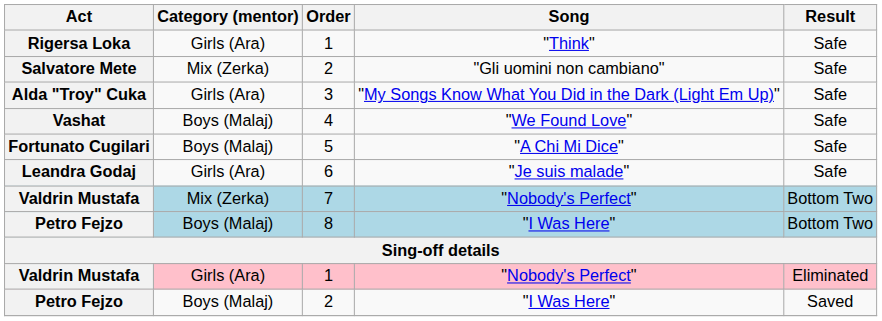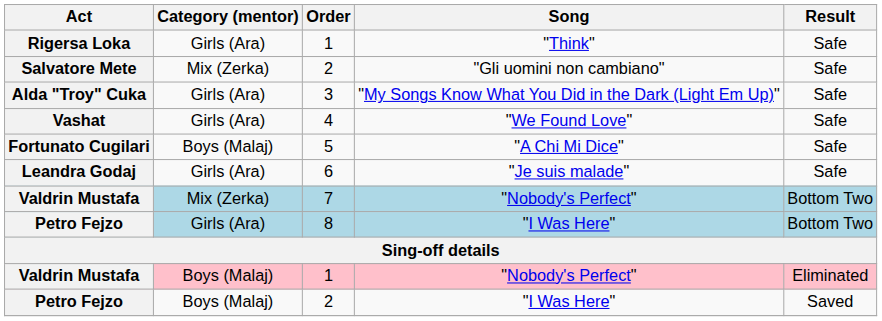(228, 120) Boys (Malaj) -> (228, 120) Girls (Ara)
(228, 224) Boys (Malaj) -> (228, 224) Girls (Ara)
(228, 276) Girls (Ara) -> (228, 276) Boys (Malaj)
